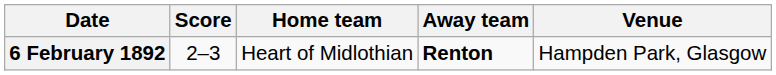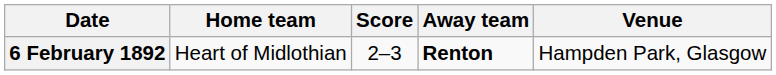columns swapped: (327, 20) <-> (203, 20)
